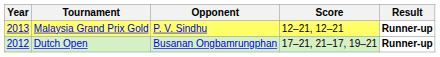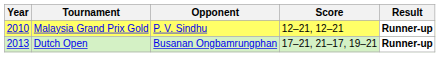(18, 29) 2013 -> (18, 29) 2010
(18, 45) 2012 -> (18, 45) 2013
